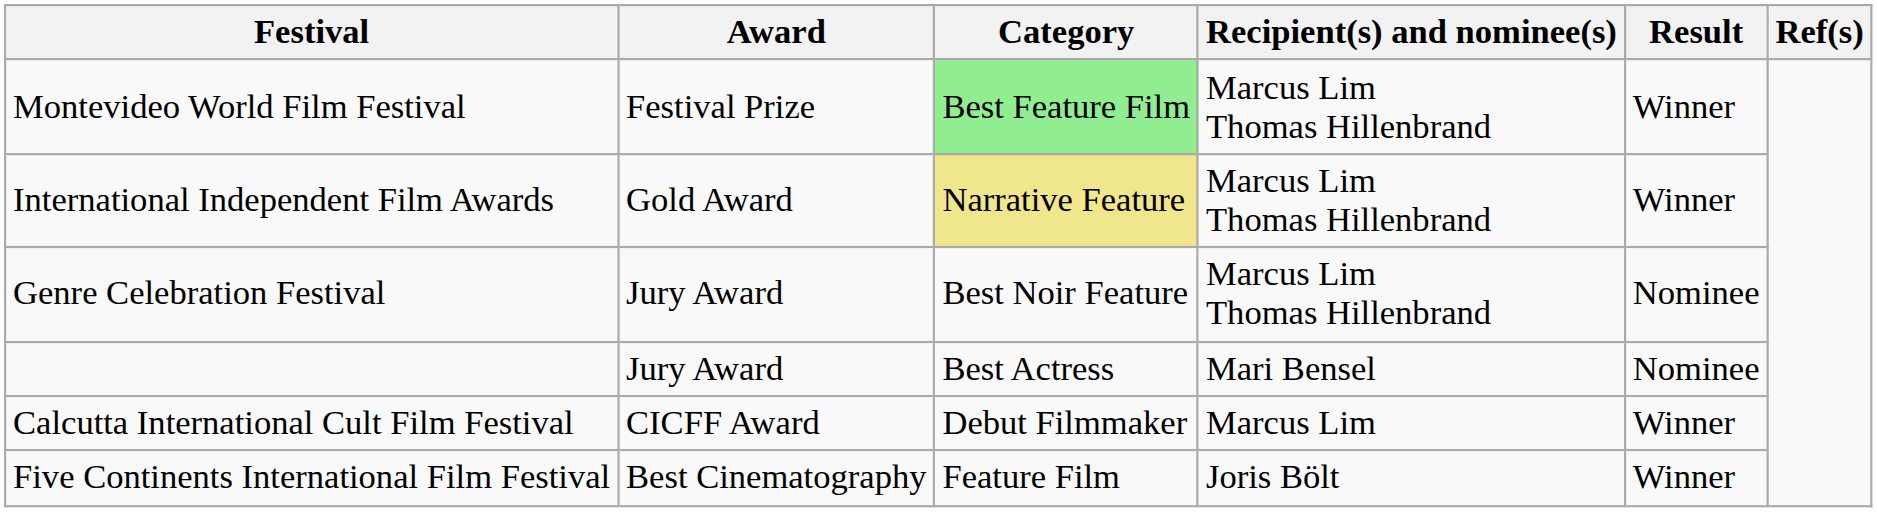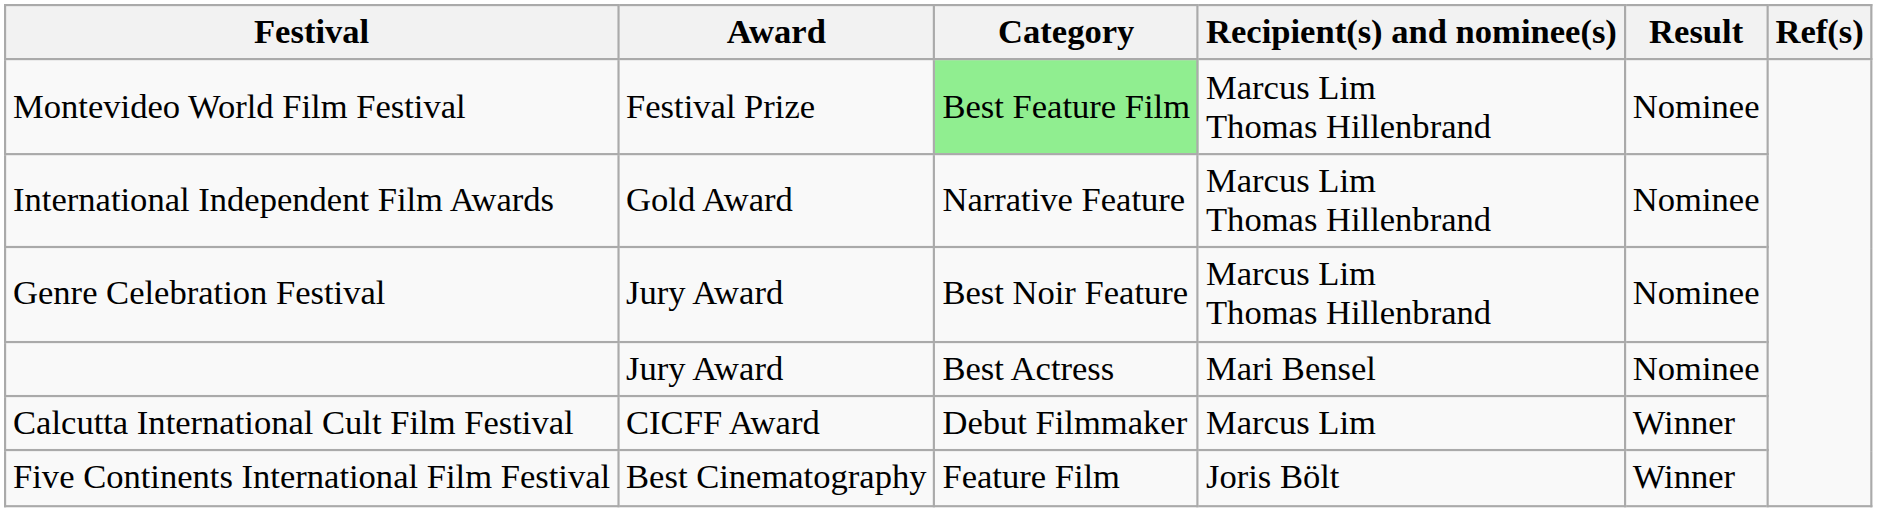(1684, 106) Winner -> (1696, 106) Nominee
(1064, 199) khaki background -> (1064, 199) no background
(1684, 199) Winner -> (1696, 199) Nominee
